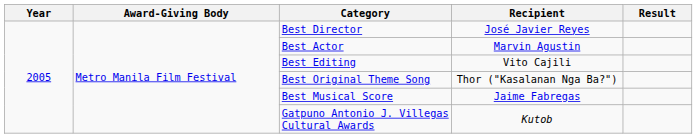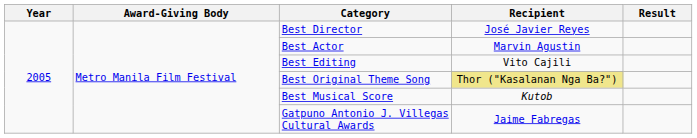(537, 80) no background -> (537, 80) khaki background
(537, 96) Jaime Fabregas -> (537, 96) Kutob
(537, 119) Kutob -> (537, 119) Jaime Fabregas
